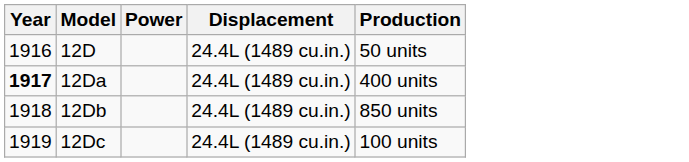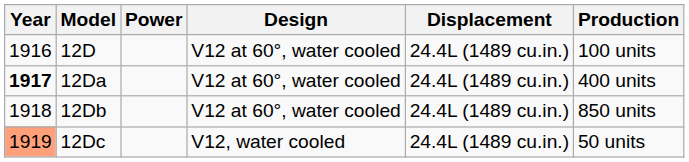+ column: (296, 19)
(393, 50) 50 units -> (617, 50) 100 units
(30, 141) no background -> (30, 141) lightsalmon background
(399, 141) 100 units -> (612, 141) 50 units
